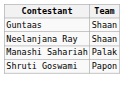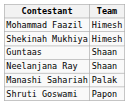+ row: (44, 25)
+ row: (47, 39)
